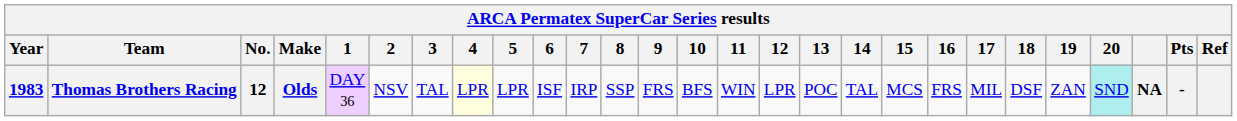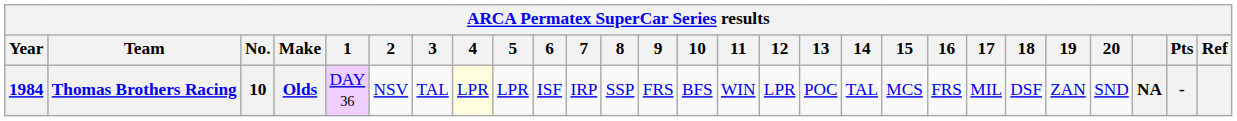(26, 90) 1983 -> (26, 90) 1984
(258, 90) 12 -> (258, 90) 10
(1111, 90) paleturquoise background -> (1111, 90) no background
